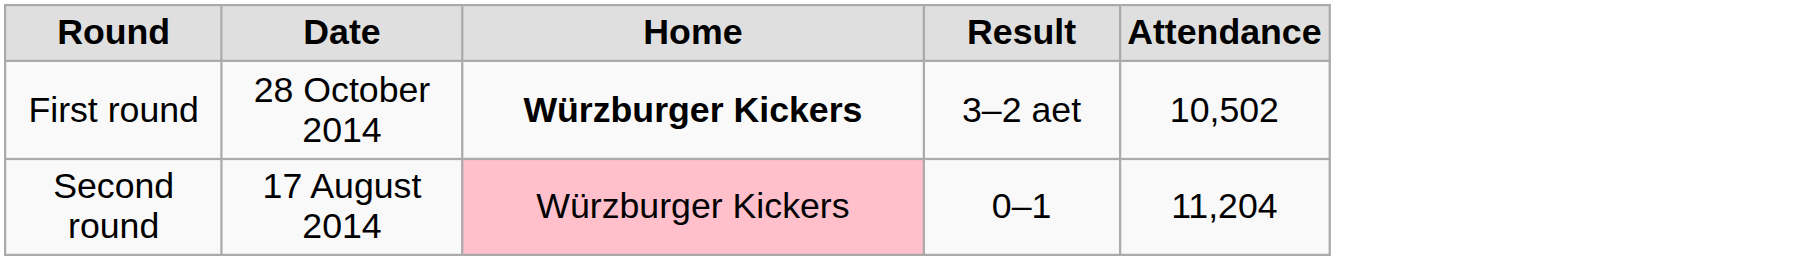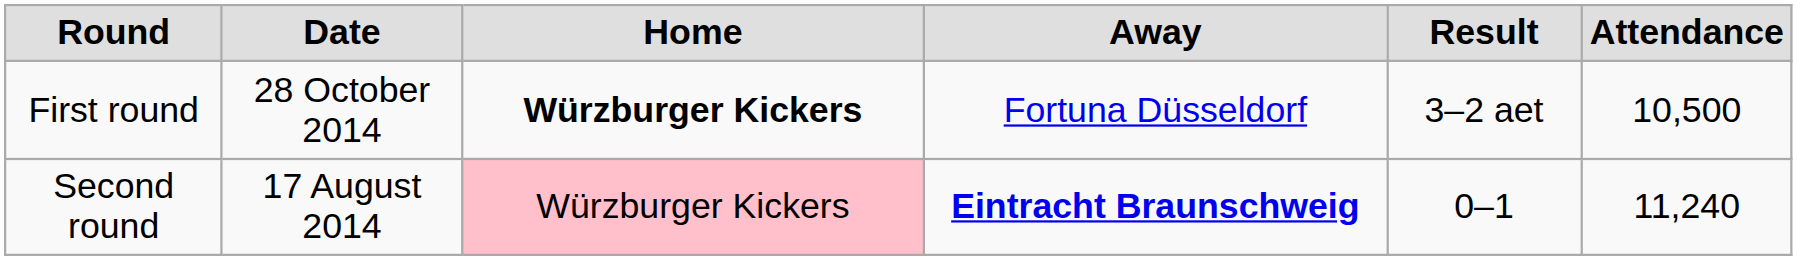+ column: (1155, 32)
(1224, 109) 10,502 -> (1687, 109) 10,500
(1224, 206) 11,204 -> (1687, 206) 11,240
